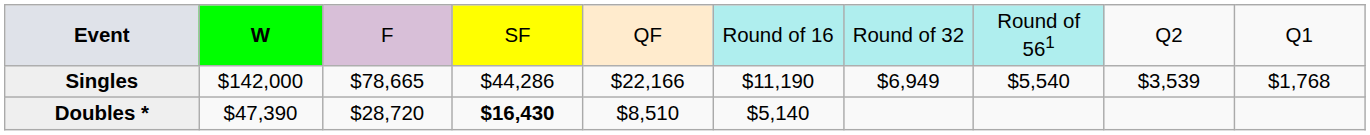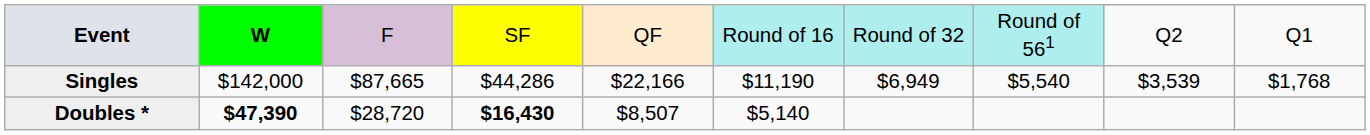(387, 82) $78,665 -> (387, 82) $87,665
(260, 114) normal -> (260, 114) bold
(648, 114) $8,510 -> (648, 114) $8,507
